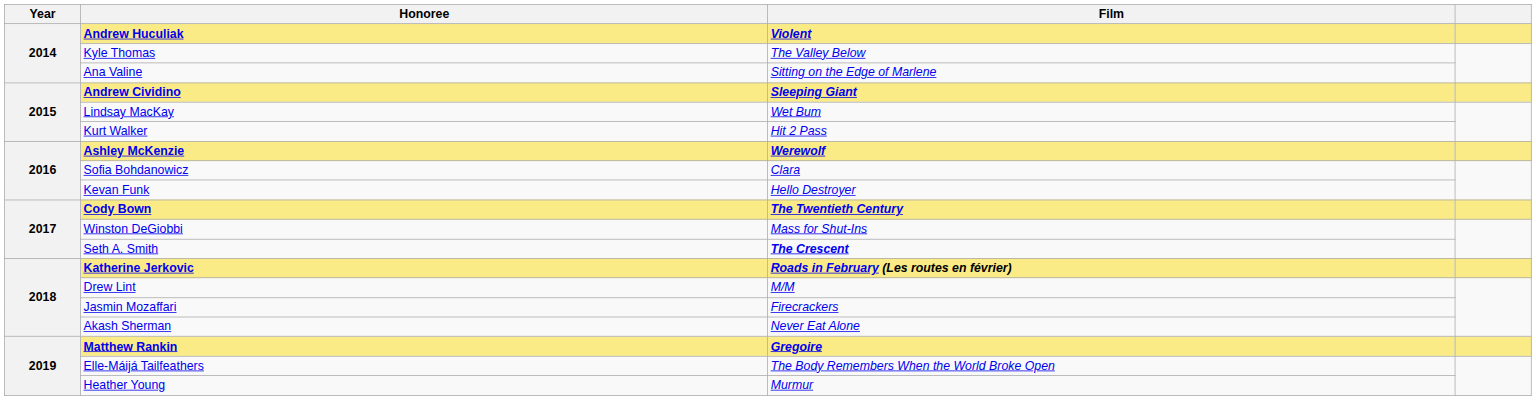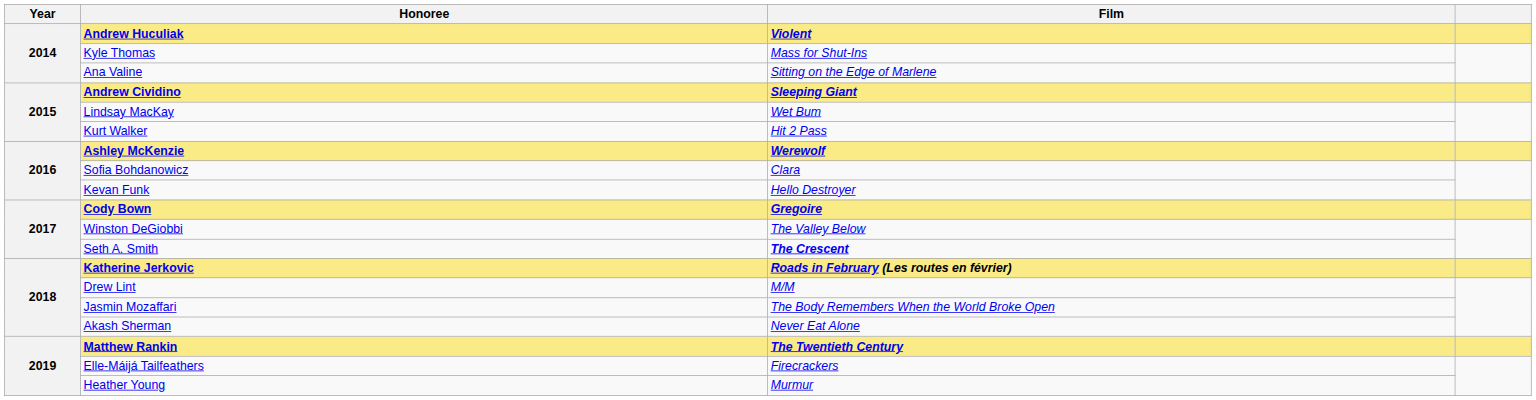(818, 53) The Valley Below -> (819, 53) Mass for Shut-Ins
(837, 209) The Twentieth Century -> (796, 209) Gregoire
(819, 229) Mass for Shut-Ins -> (818, 229) The Valley Below
(805, 307) Firecrackers -> (913, 307) The Body Remembers When the World Broke Open
(796, 346) Gregoire -> (837, 346) The Twentieth Century
(913, 365) The Body Remembers When the World Broke Open -> (805, 365) Firecrackers
